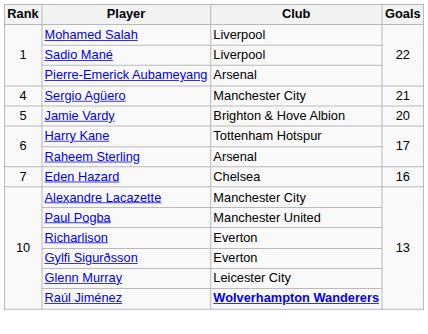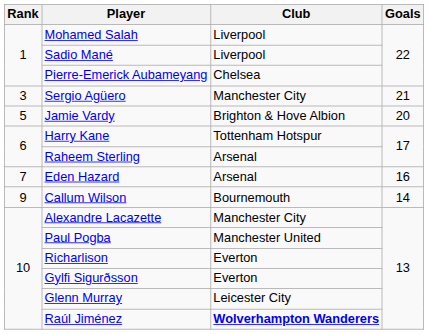(235, 75) Arsenal -> (237, 75) Chelsea
(23, 95) 4 -> (23, 95) 3
(237, 177) Chelsea -> (235, 177) Arsenal
+ row: (85, 197)
